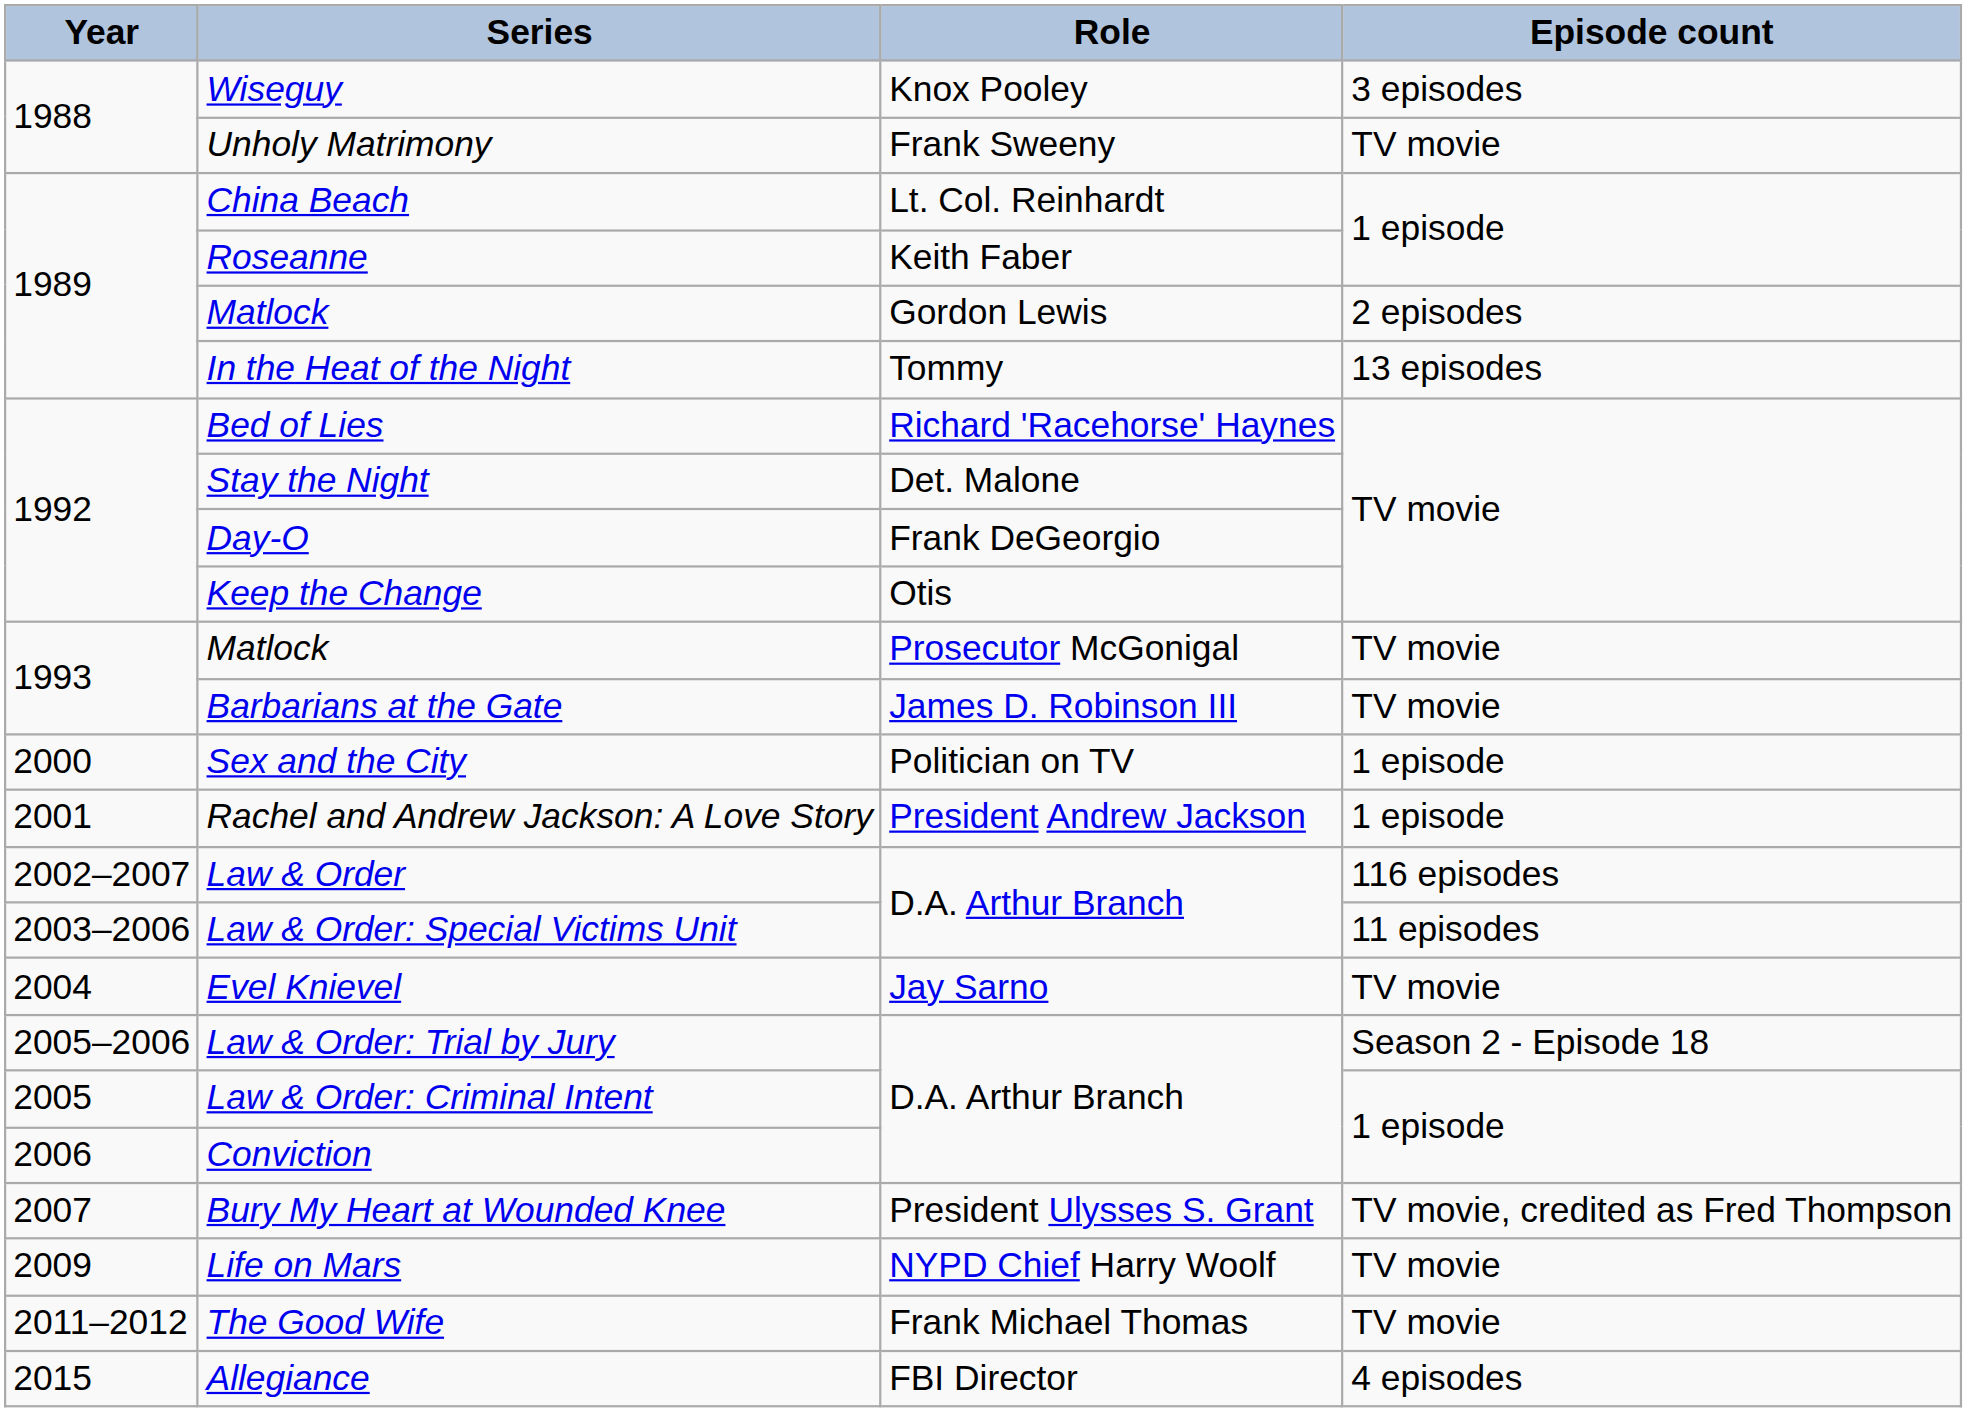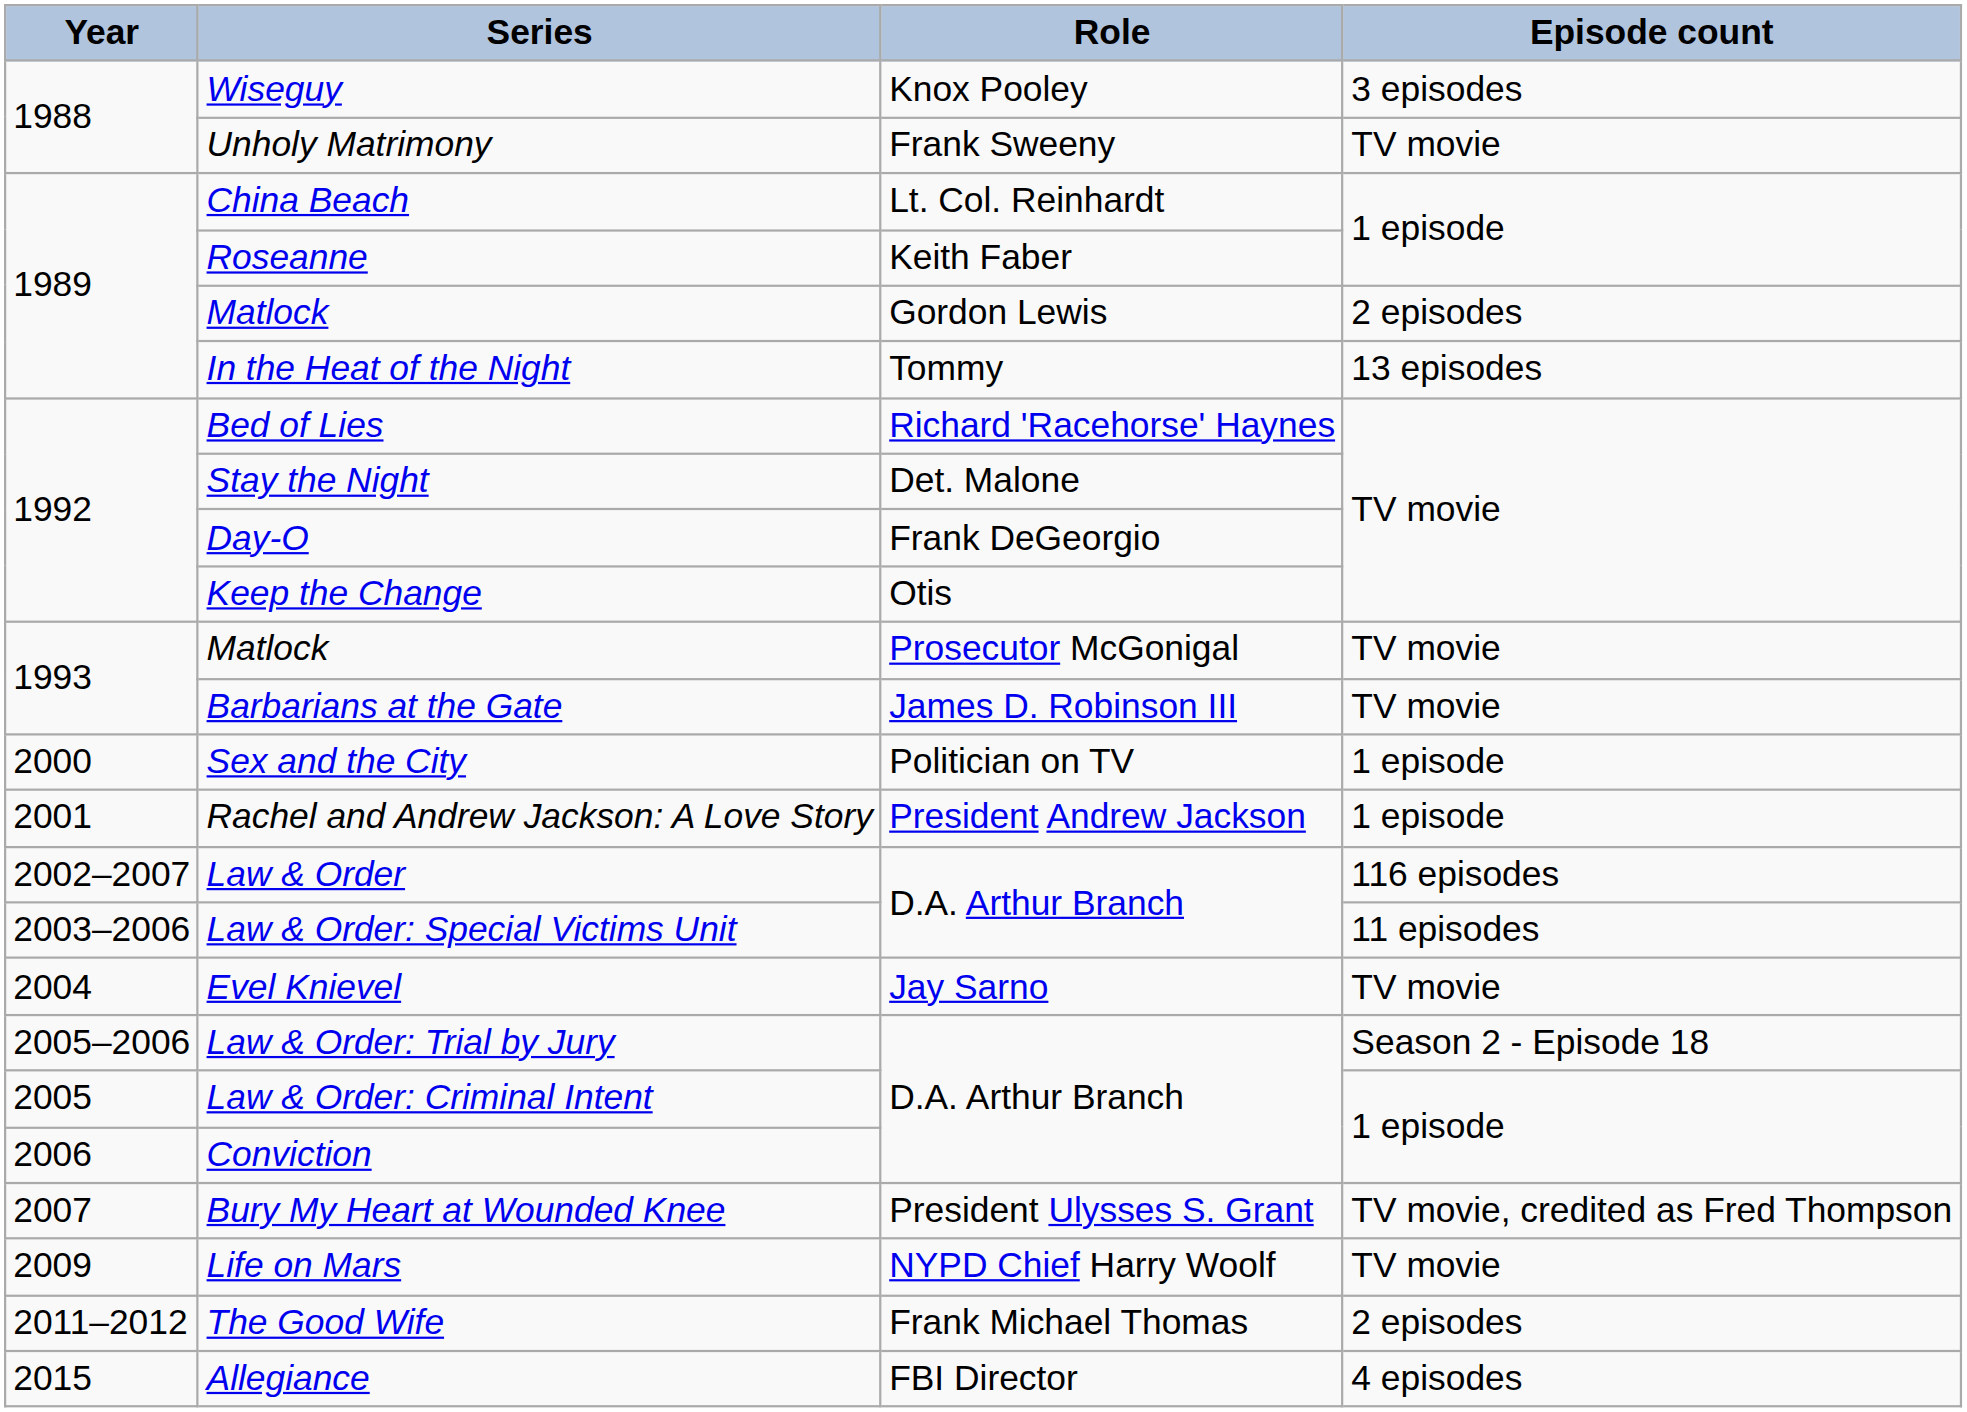(1426, 1322) TV movie -> (1437, 1322) 2 episodes
